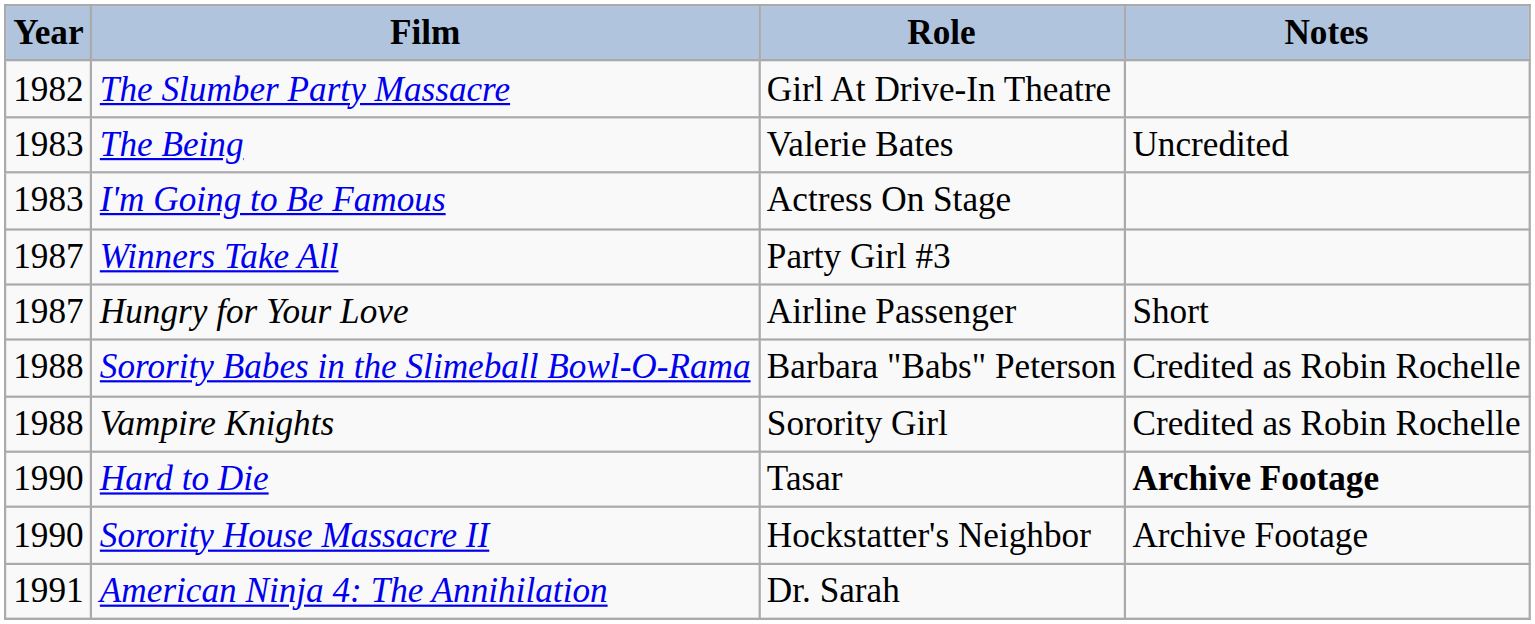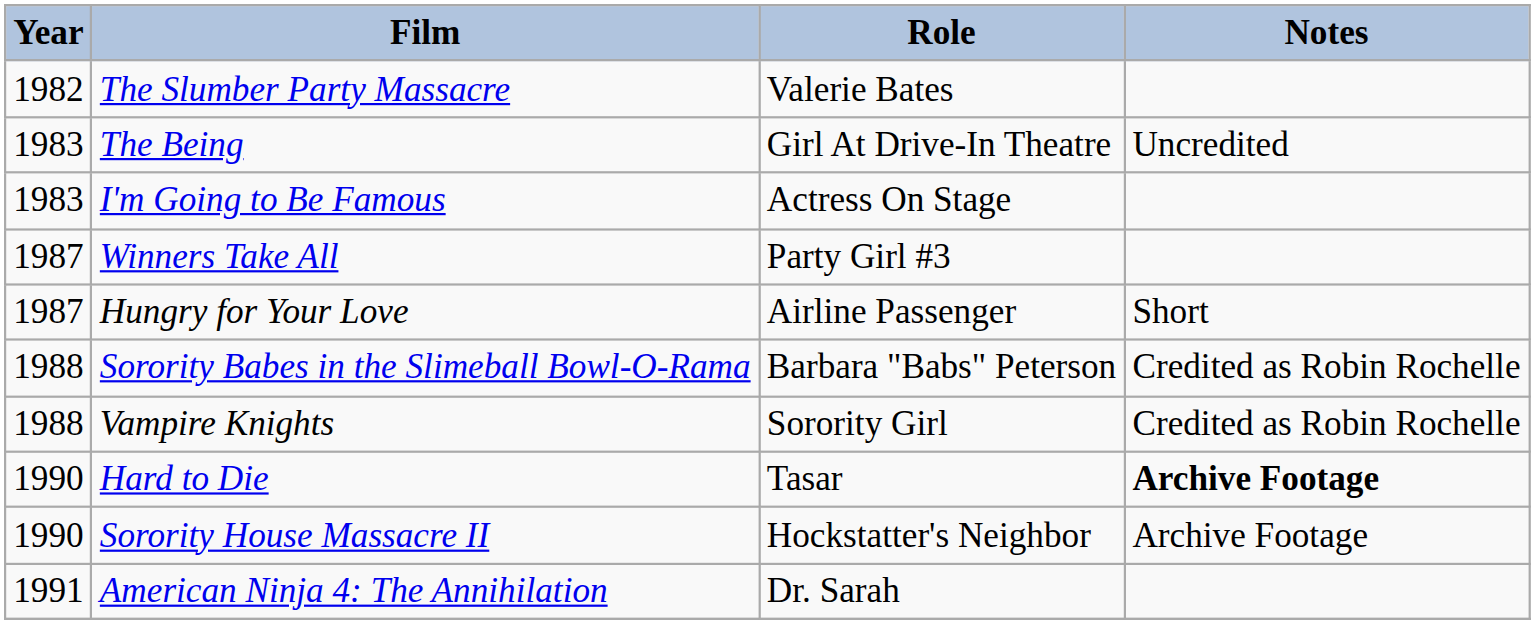(939, 88) Girl At Drive-In Theatre -> (860, 88) Valerie Bates
(860, 144) Valerie Bates -> (939, 144) Girl At Drive-In Theatre
